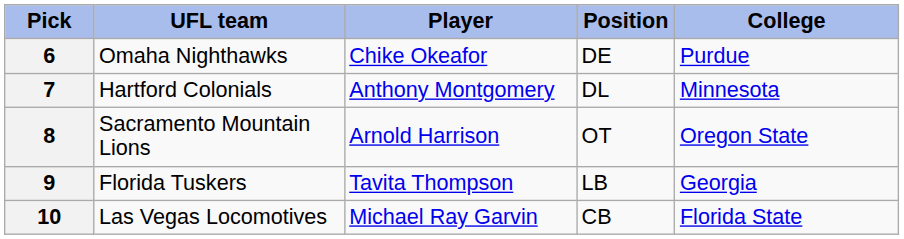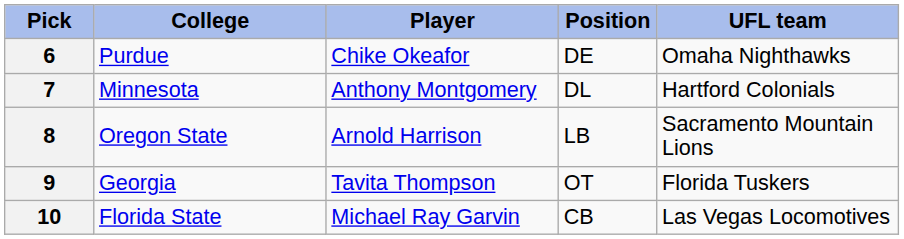columns swapped: (219, 21) <-> (787, 21)
(597, 136) OT -> (577, 136) LB
(595, 182) LB -> (579, 182) OT
